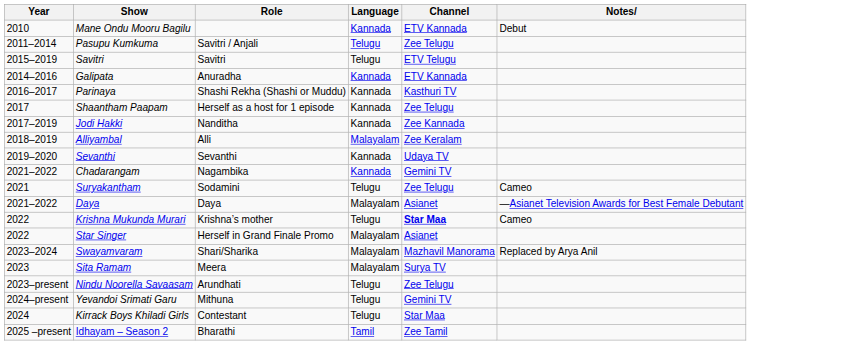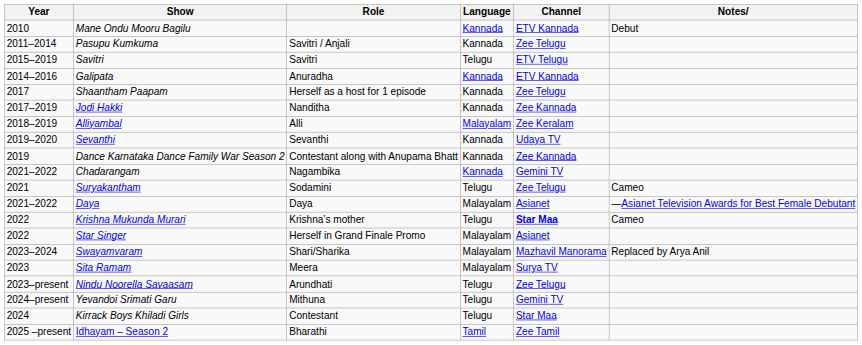(365, 44) Telugu -> (483, 44) Kannada
- row: (96, 92)
+ row: (180, 156)
